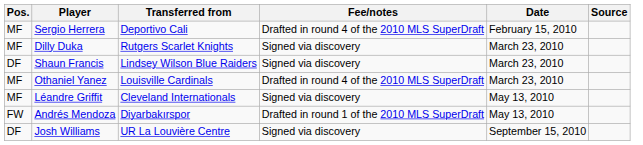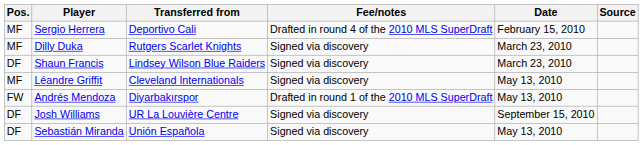- row: (71, 81)
+ row: (79, 132)
